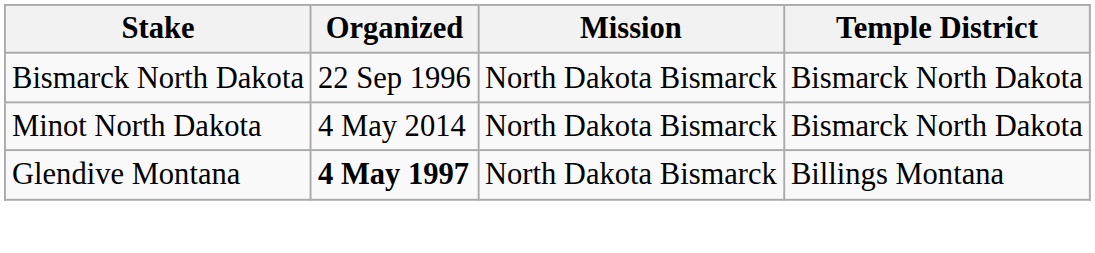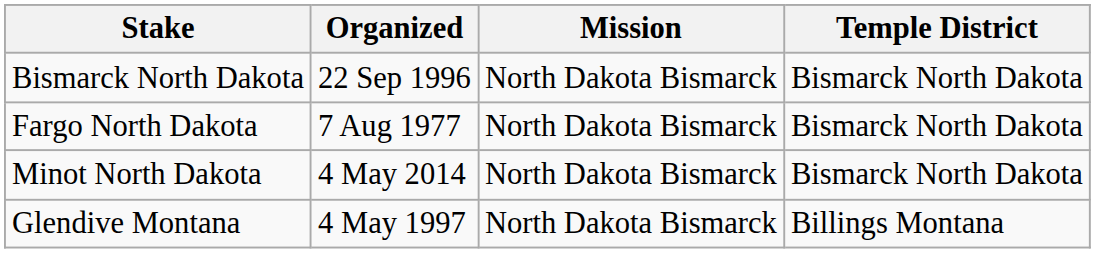+ row: (135, 125)
(394, 174) bold -> (392, 222) normal
